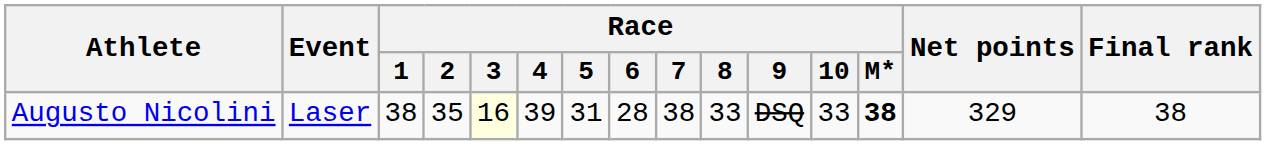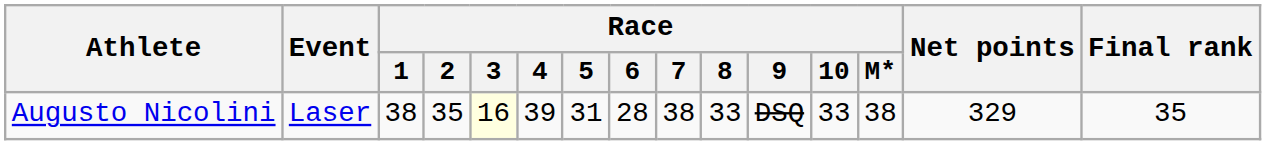(880, 115) bold -> (880, 115) normal
(1170, 115) 38 -> (1170, 115) 35
